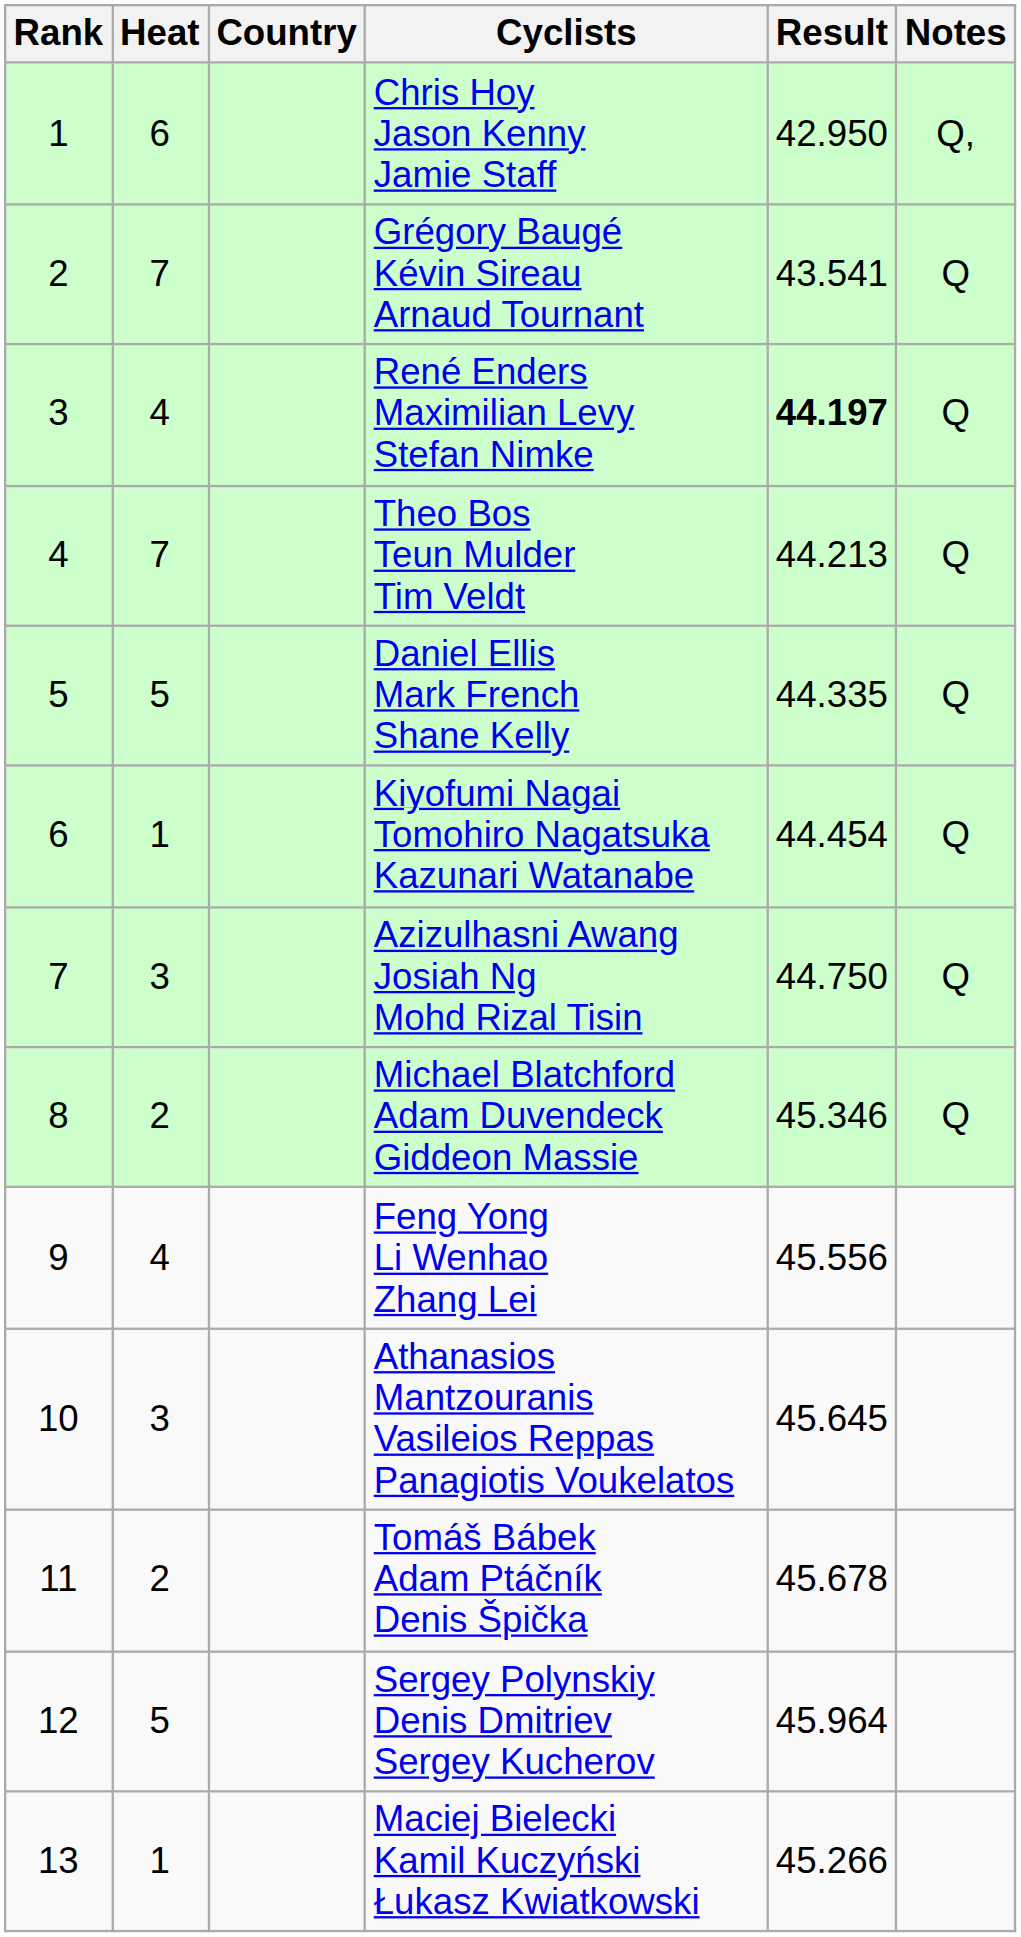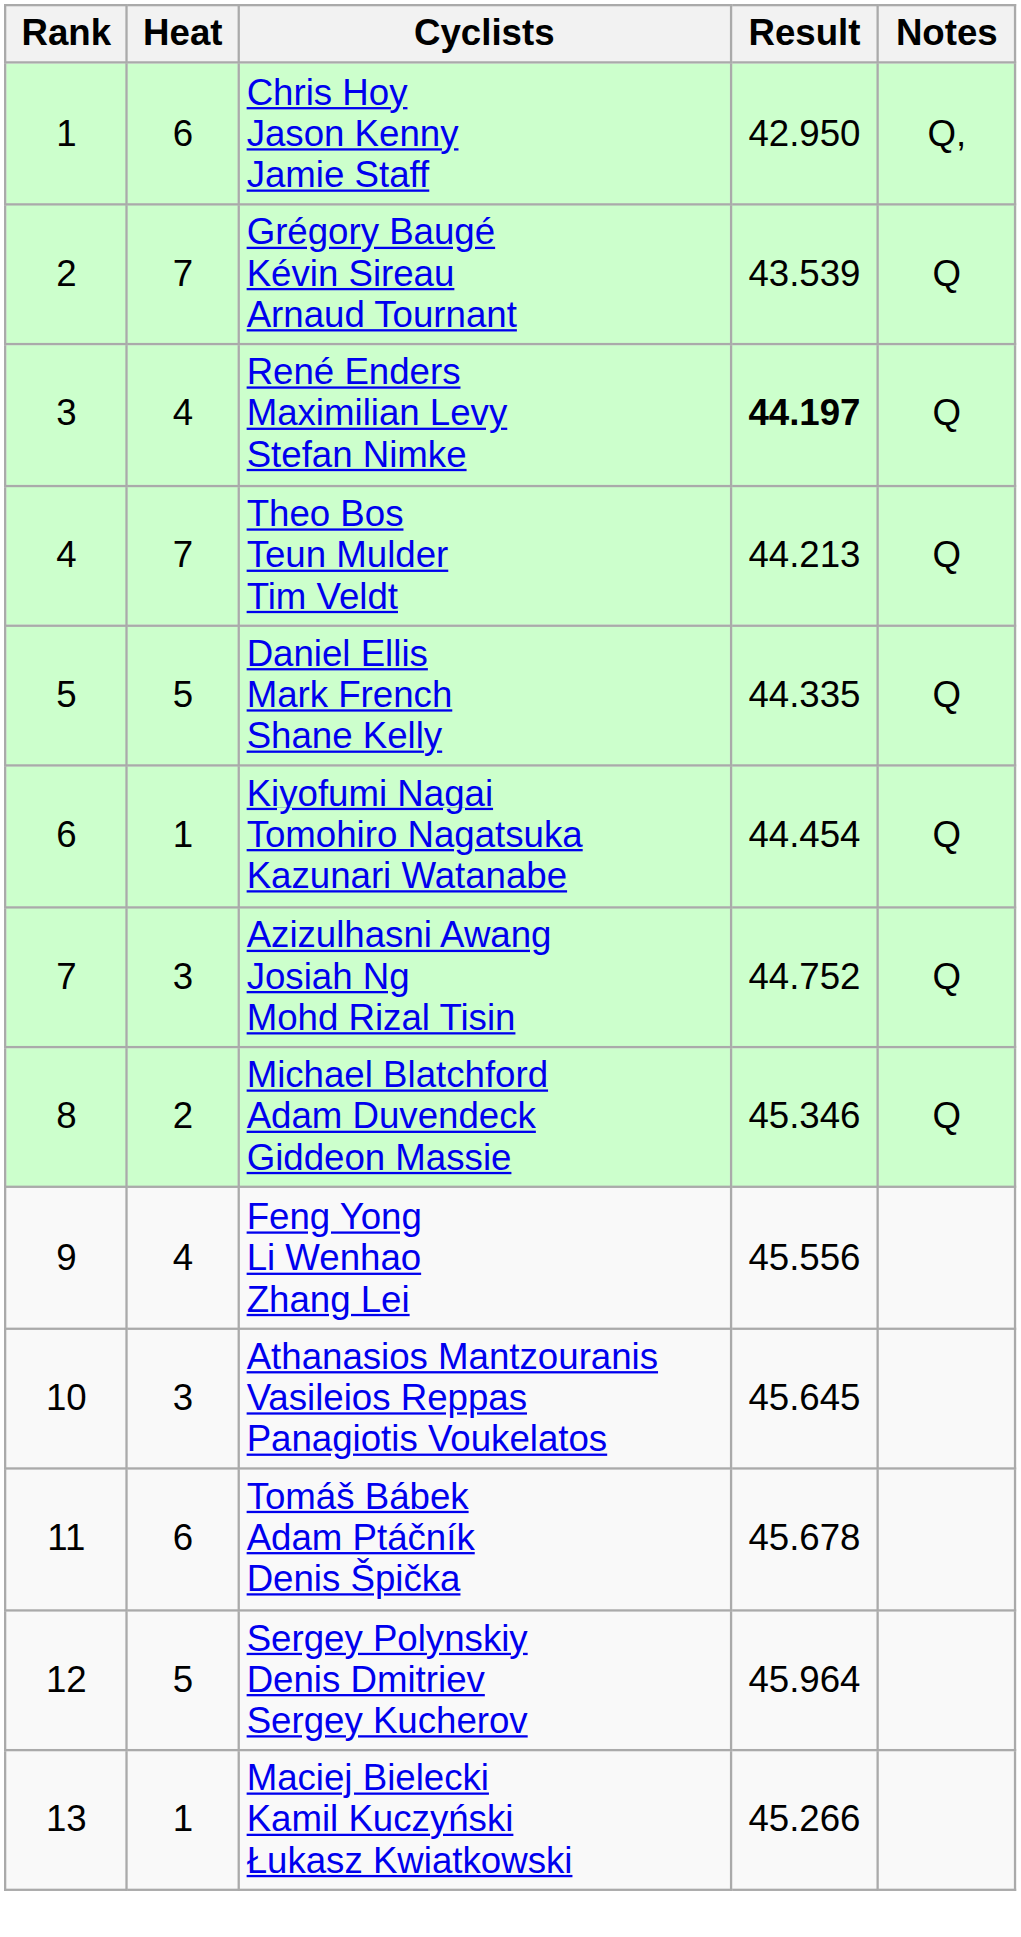- column: (287, 33)
(832, 273) 43.541 -> (804, 273) 43.539
(832, 976) 44.750 -> (804, 976) 44.752
(160, 1579) 2 -> (183, 1538) 6
